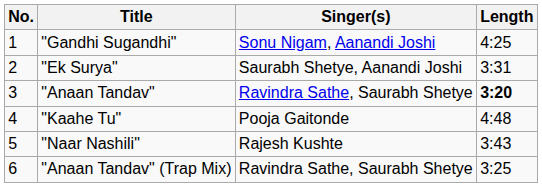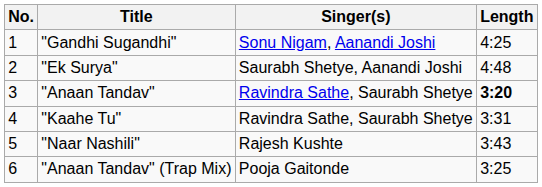(496, 67) 3:31 -> (496, 67) 4:48
(294, 118) Pooja Gaitonde -> (356, 118) Ravindra Sathe, Saurabh Shetye
(496, 118) 4:48 -> (496, 118) 3:31
(356, 169) Ravindra Sathe, Saurabh Shetye -> (294, 169) Pooja Gaitonde
